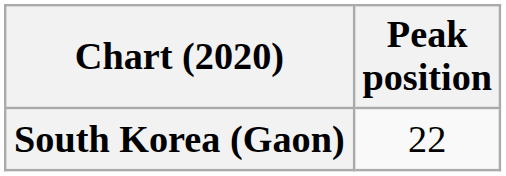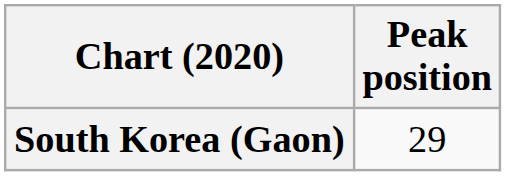(427, 138) 22 -> (427, 138) 29
